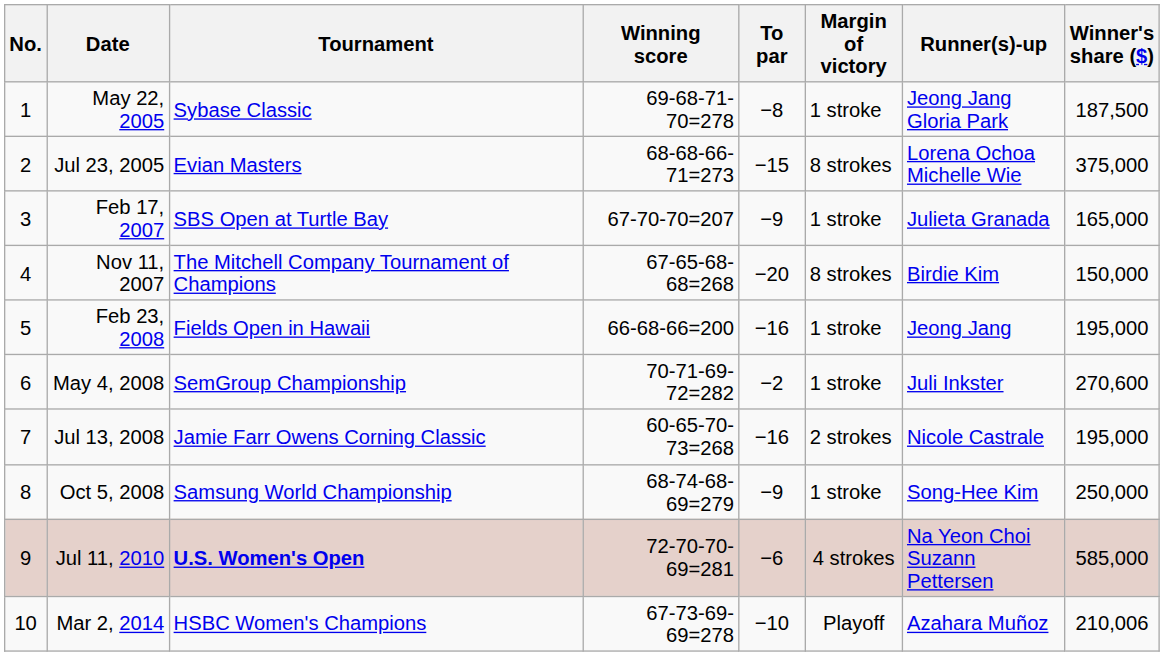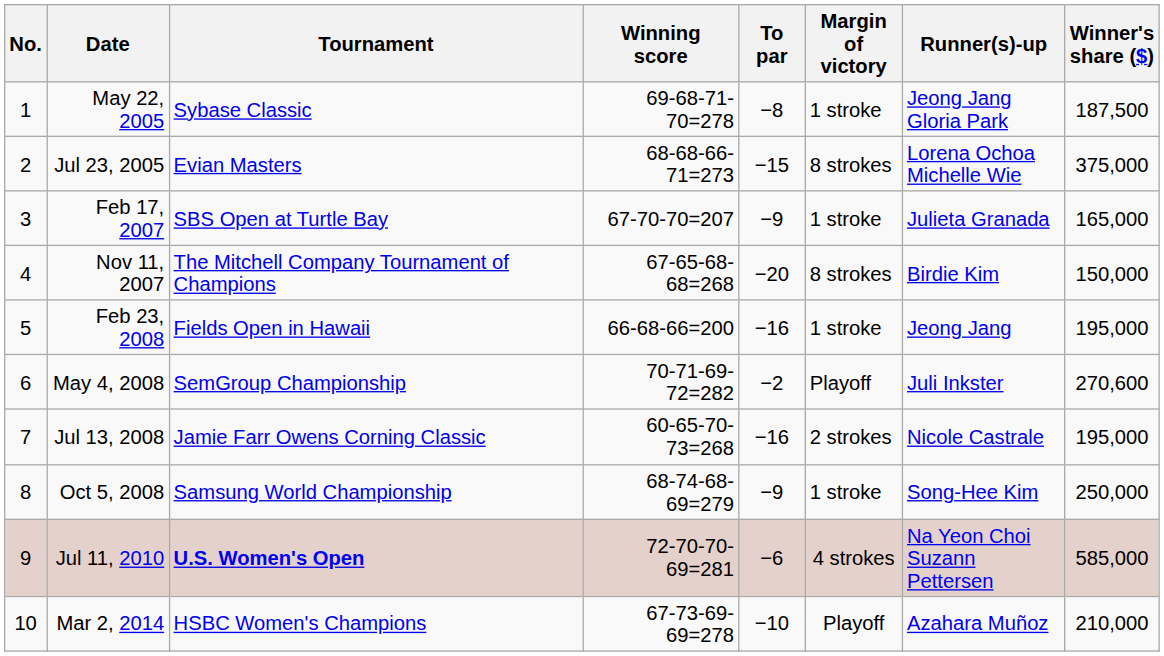(846, 382) 1 stroke -> (840, 382) Playoff
(1112, 624) 210,006 -> (1112, 624) 210,000
